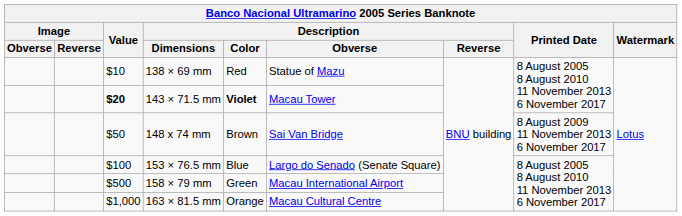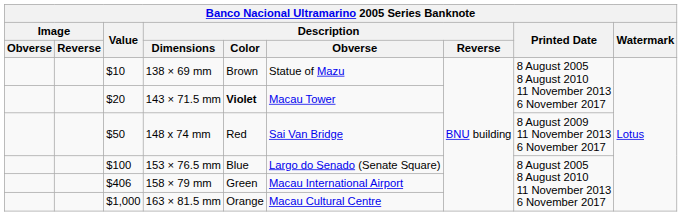(237, 72) Red -> (242, 72) Brown
(116, 99) bold -> (116, 99) normal
(242, 135) Brown -> (237, 135) Red
(119, 183) $500 -> (119, 183) $406
